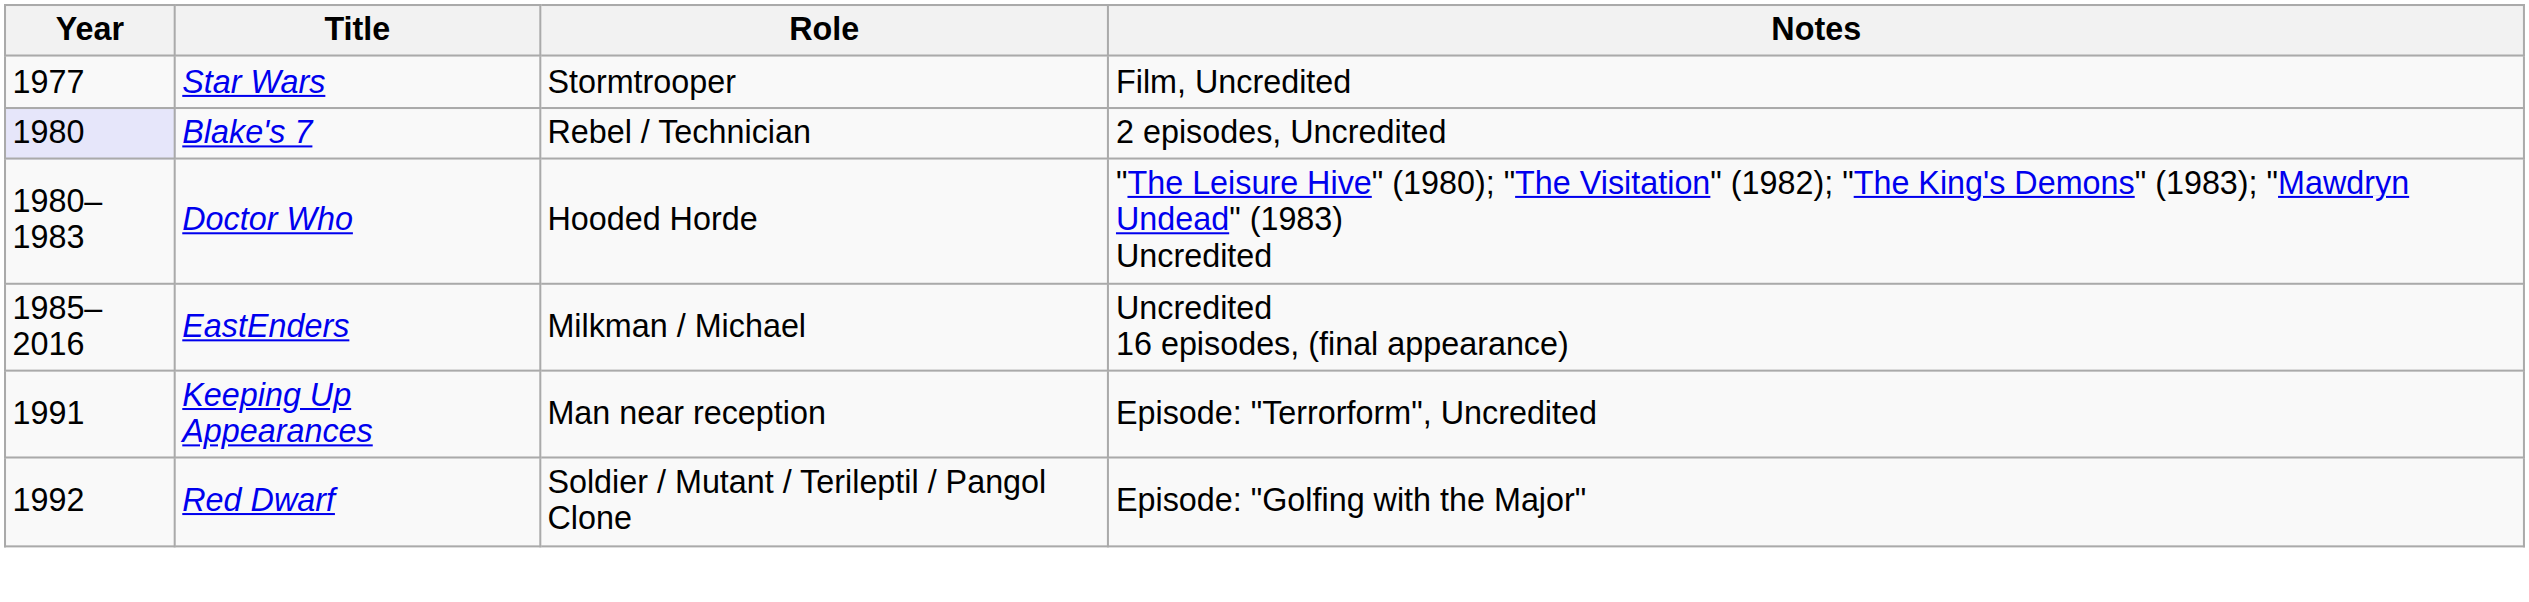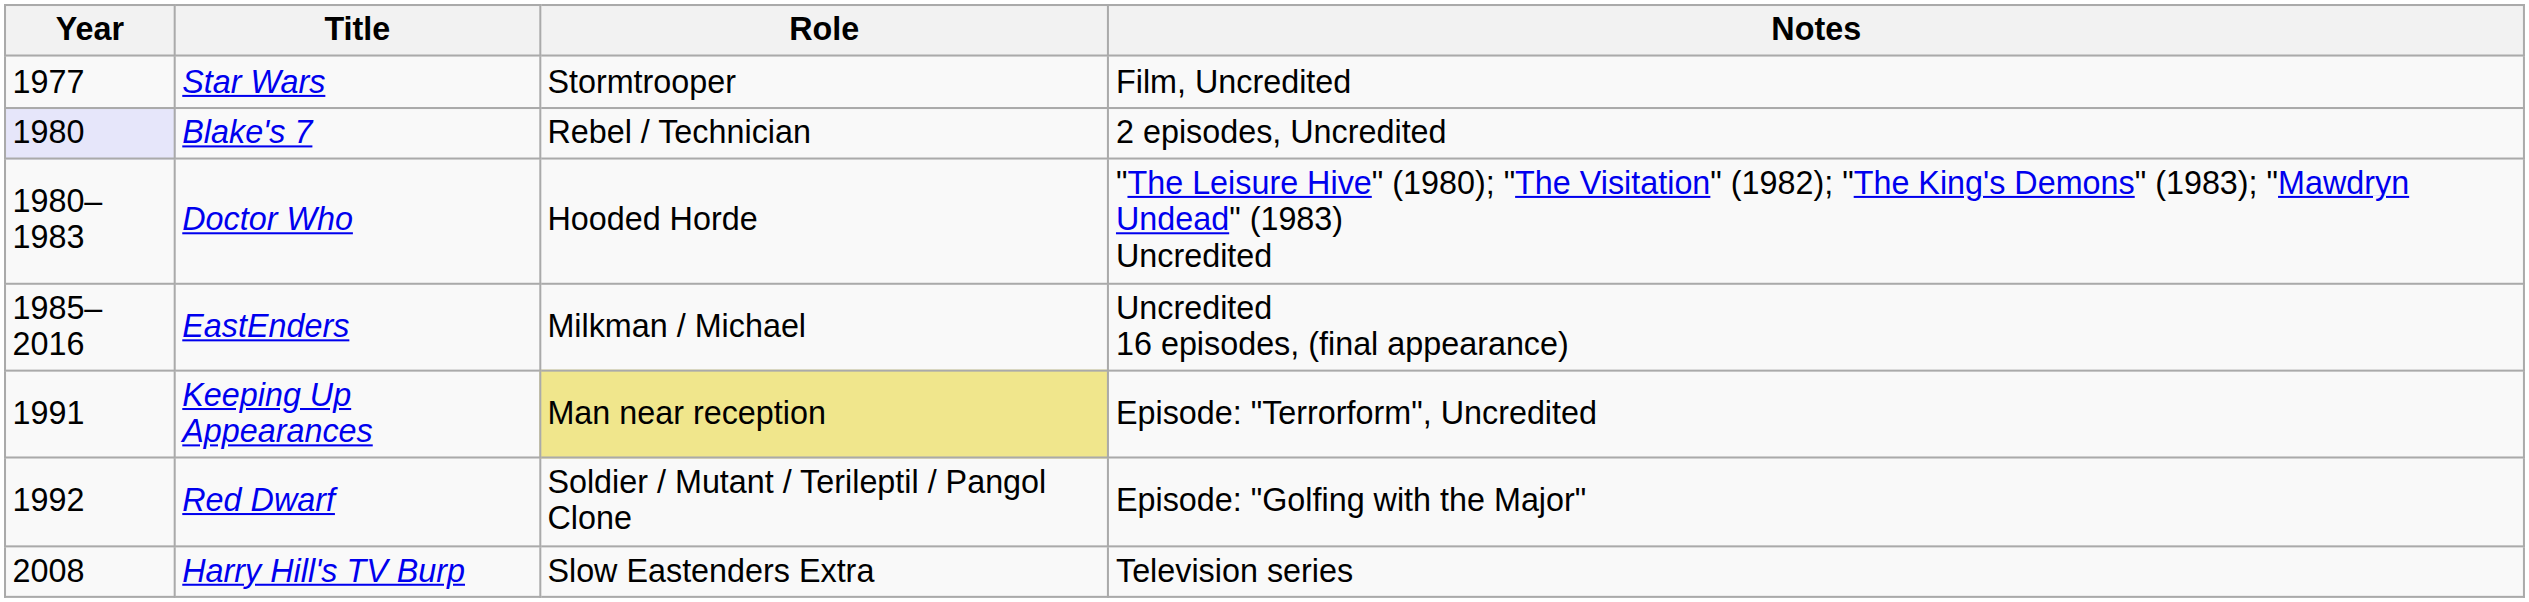(687, 413) no background -> (687, 413) khaki background
+ row: (324, 570)
